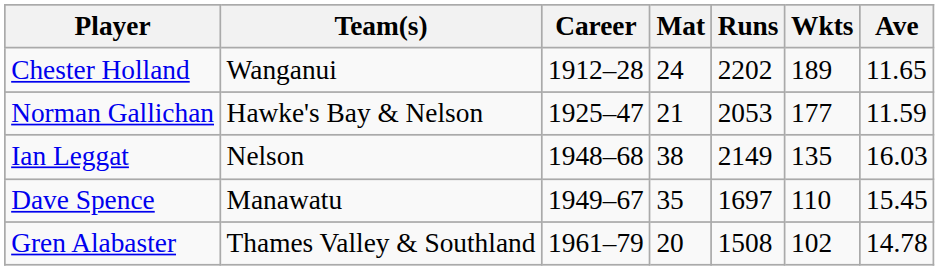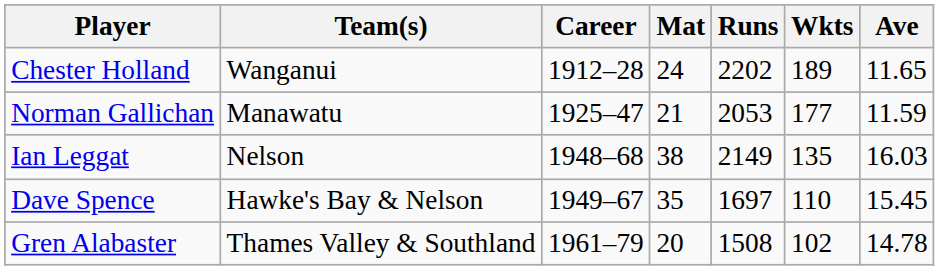(355, 112) Hawke's Bay & Nelson -> (284, 112) Manawatu
(284, 199) Manawatu -> (355, 199) Hawke's Bay & Nelson
